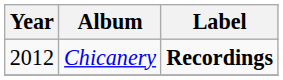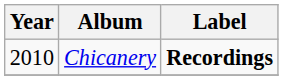(32, 57) 2012 -> (32, 57) 2010
